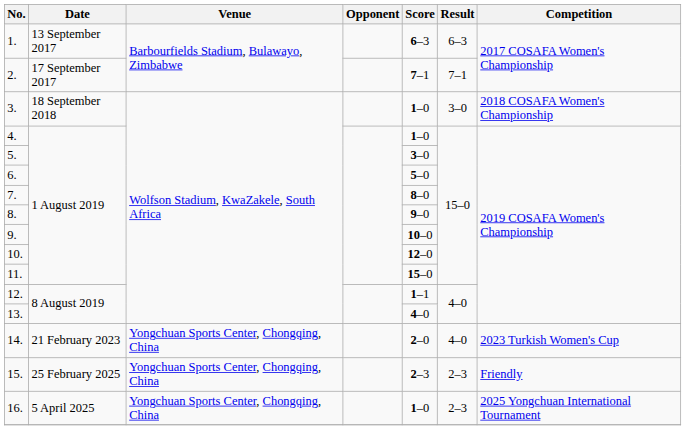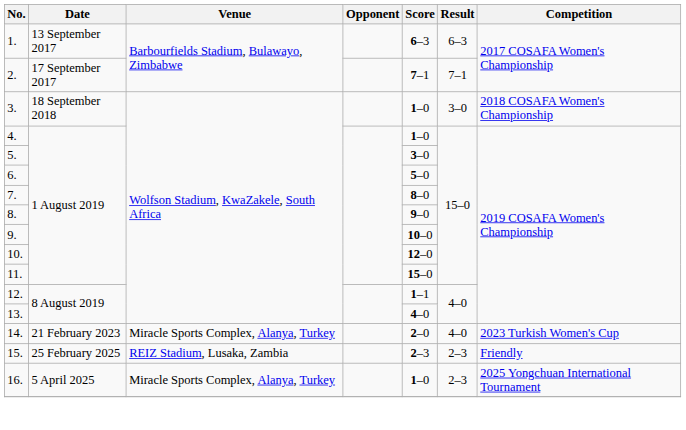(225, 340) Yongchuan Sports Center, Chongqing, China -> (232, 333) Miracle Sports Complex, Alanya, Turkey
(225, 374) Yongchuan Sports Center, Chongqing, China -> (209, 353) REIZ Stadium, Lusaka, Zambia
(225, 408) Yongchuan Sports Center, Chongqing, China -> (232, 380) Miracle Sports Complex, Alanya, Turkey
